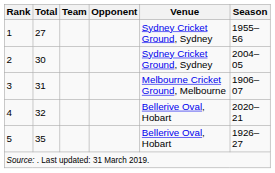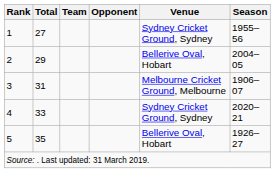(40, 59) 30 -> (40, 59) 29
(177, 59) Sydney Cricket Ground, Sydney -> (173, 59) Bellerive Oval, Hobart
(40, 112) 32 -> (40, 112) 33
(173, 112) Bellerive Oval, Hobart -> (177, 112) Sydney Cricket Ground, Sydney
